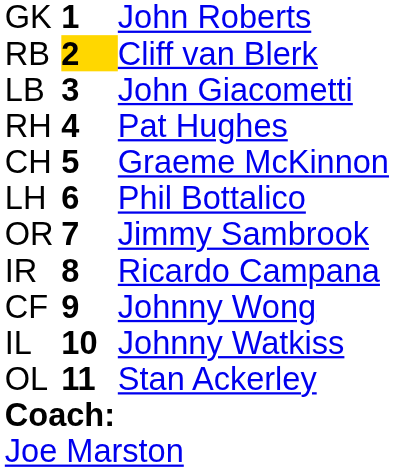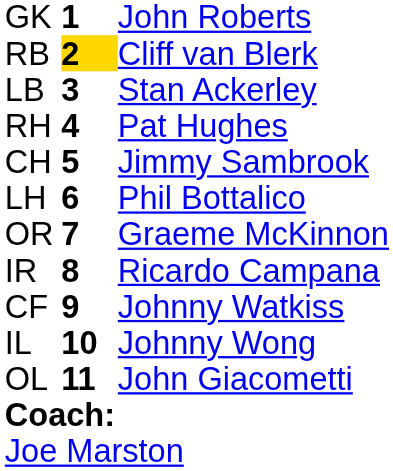(235, 89) John Giacometti -> (217, 89) Stan Ackerley
(253, 162) Graeme McKinnon -> (243, 162) Jimmy Sambrook
(243, 234) Jimmy Sambrook -> (253, 234) Graeme McKinnon
(217, 306) Johnny Wong -> (231, 306) Johnny Watkiss
(231, 343) Johnny Watkiss -> (217, 343) Johnny Wong
(217, 379) Stan Ackerley -> (235, 379) John Giacometti
